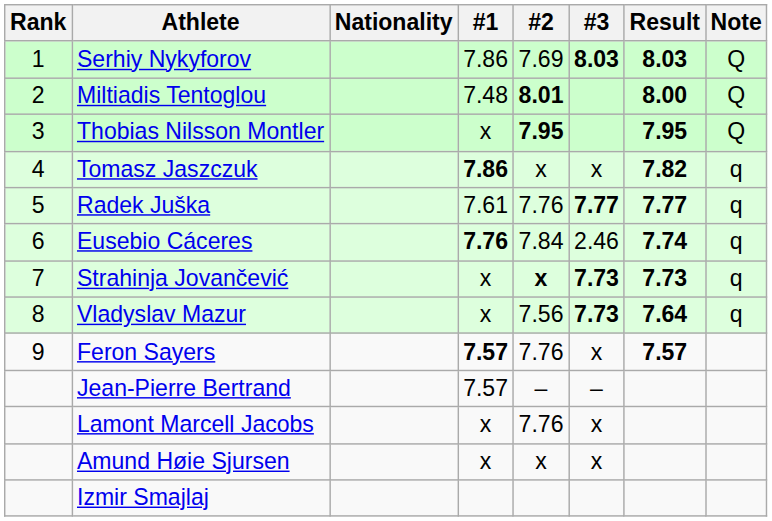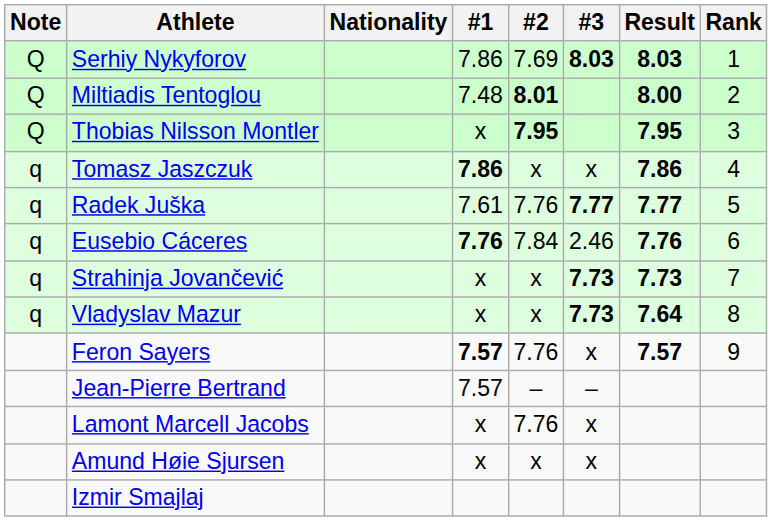columns swapped: (38, 22) <-> (736, 22)
(665, 168) 7.82 -> (660, 168) 7.86
(665, 242) 7.74 -> (660, 242) 7.76
(541, 278) bold -> (536, 278) normal
(541, 315) 7.56 -> (536, 315) x
